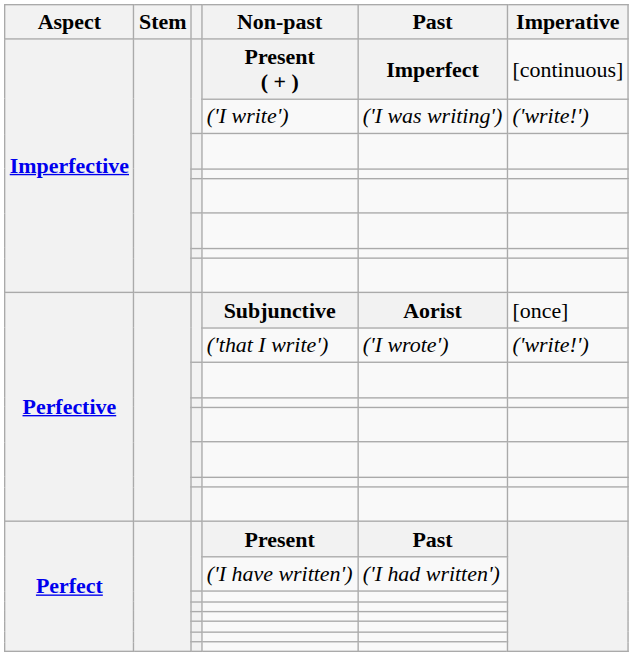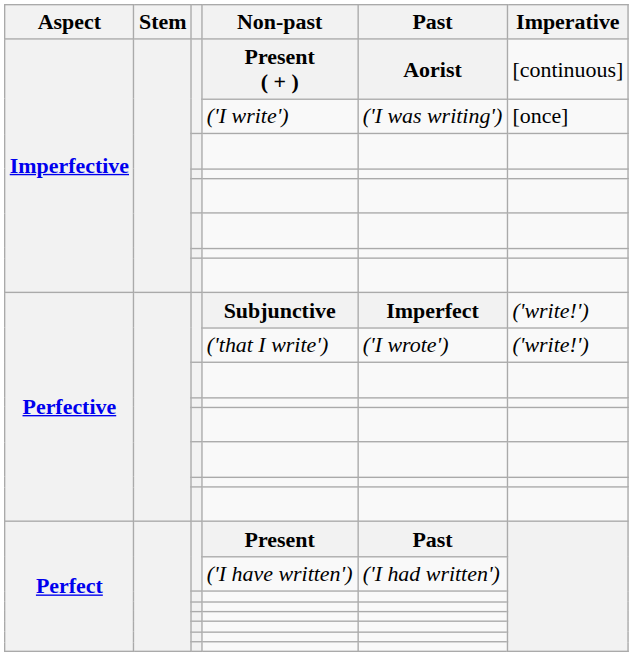(432, 68) Imperfect -> (432, 68) Aorist
(551, 116) ('write!') -> (540, 116) [once]
(432, 310) Aorist -> (432, 310) Imperfect
(540, 310) [once] -> (551, 310) ('write!')
